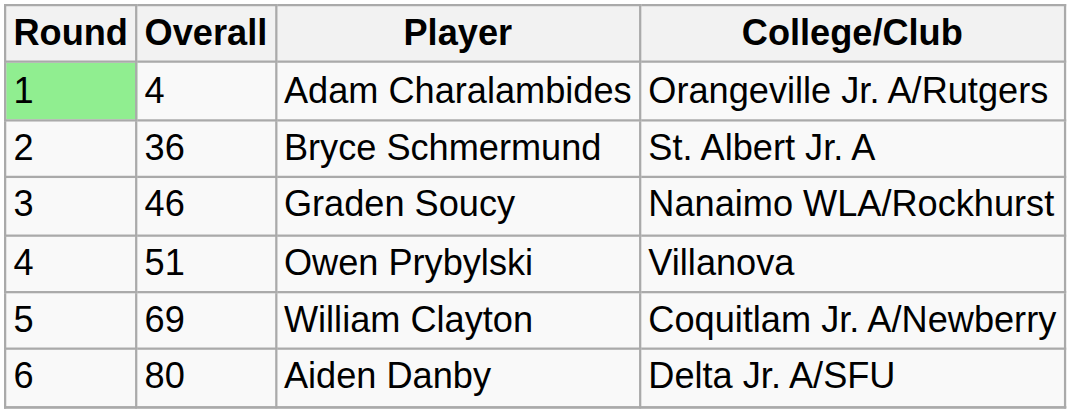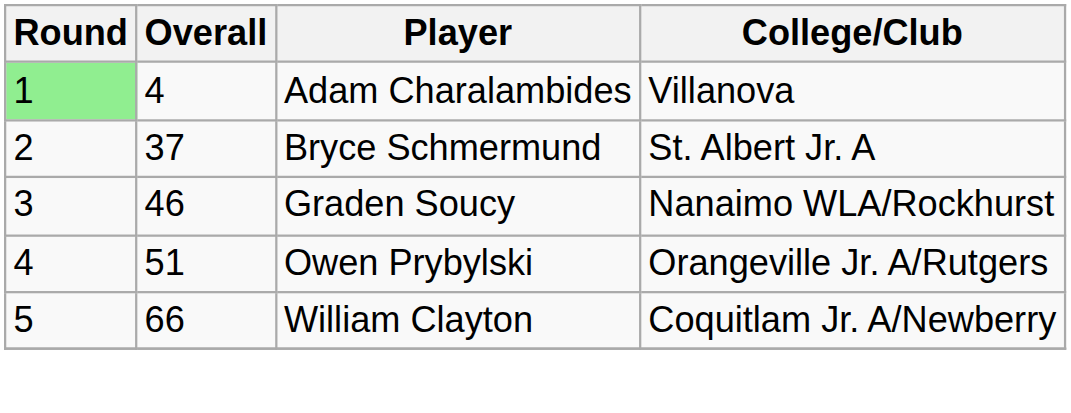(848, 90) Orangeville Jr. A/Rutgers -> (721, 90) Villanova
(165, 147) 36 -> (165, 147) 37
(721, 262) Villanova -> (848, 262) Orangeville Jr. A/Rutgers
(165, 319) 69 -> (165, 319) 66
- row: (387, 377)
